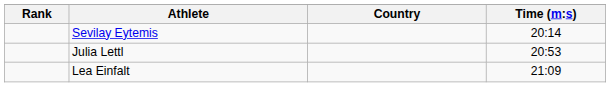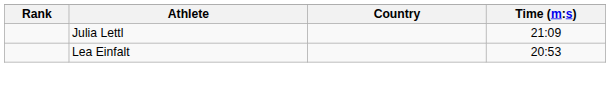- row: (115, 33)
(546, 52) 20:53 -> (546, 33) 21:09
(546, 71) 21:09 -> (546, 52) 20:53
